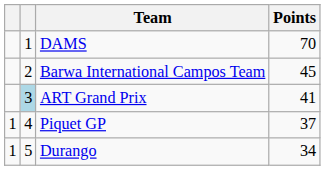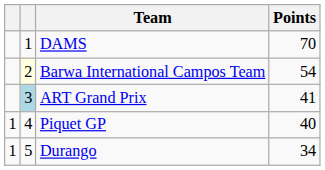(28, 70) no background -> (28, 70) lightyellow background
(308, 70) 45 -> (308, 70) 54
(308, 124) 37 -> (308, 124) 40
